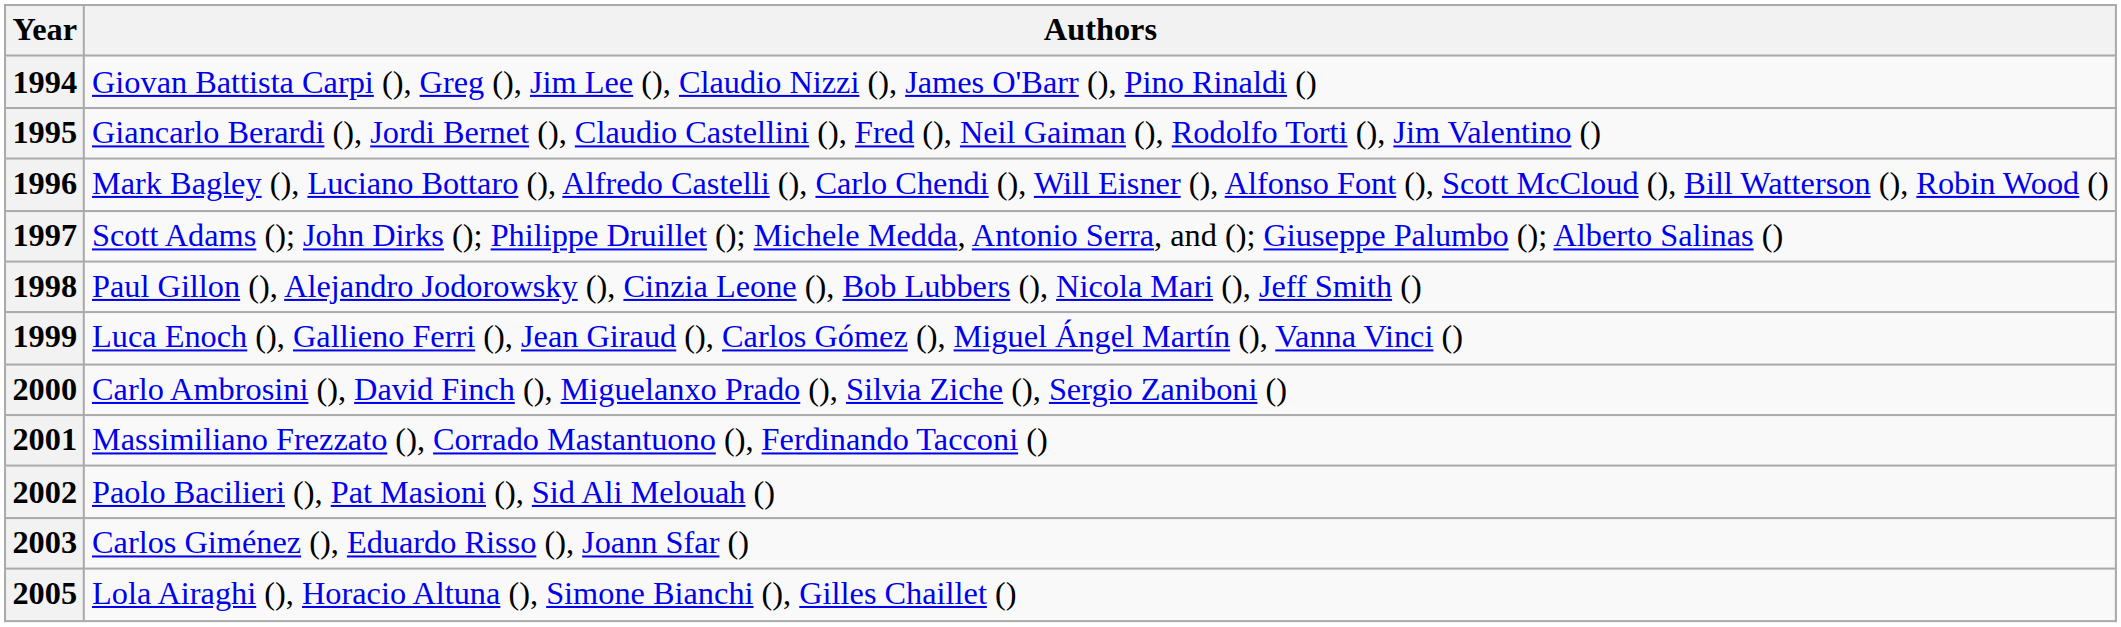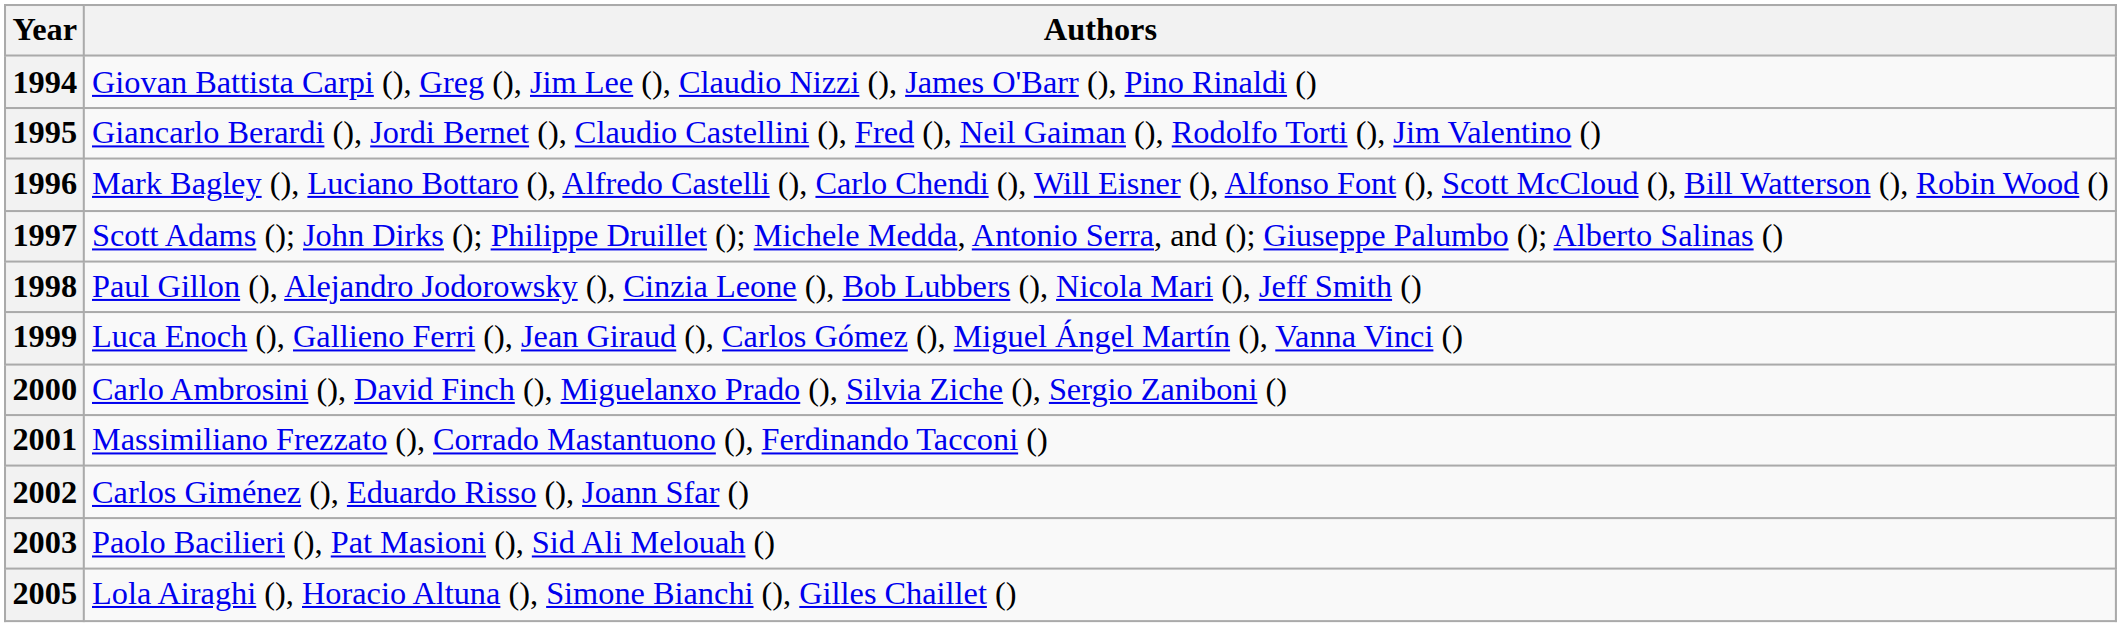(434, 491) Paolo Bacilieri (), Pat Masioni (), Sid Ali Melouah () -> (421, 491) Carlos Giménez (), Eduardo Risso (), Joann Sfar ()
(421, 542) Carlos Giménez (), Eduardo Risso (), Joann Sfar () -> (434, 542) Paolo Bacilieri (), Pat Masioni (), Sid Ali Melouah ()
